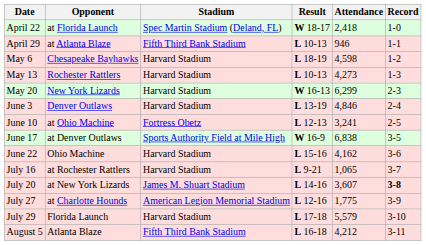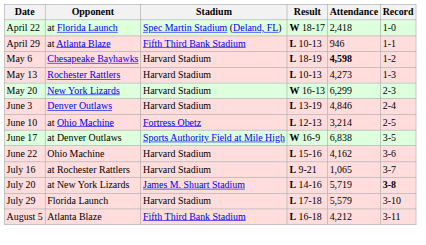(346, 59) normal -> (341, 59) bold
(346, 122) 3,241 -> (341, 122) 3,214
(346, 185) 3,607 -> (341, 185) 5,719
- row: (21, 201)
